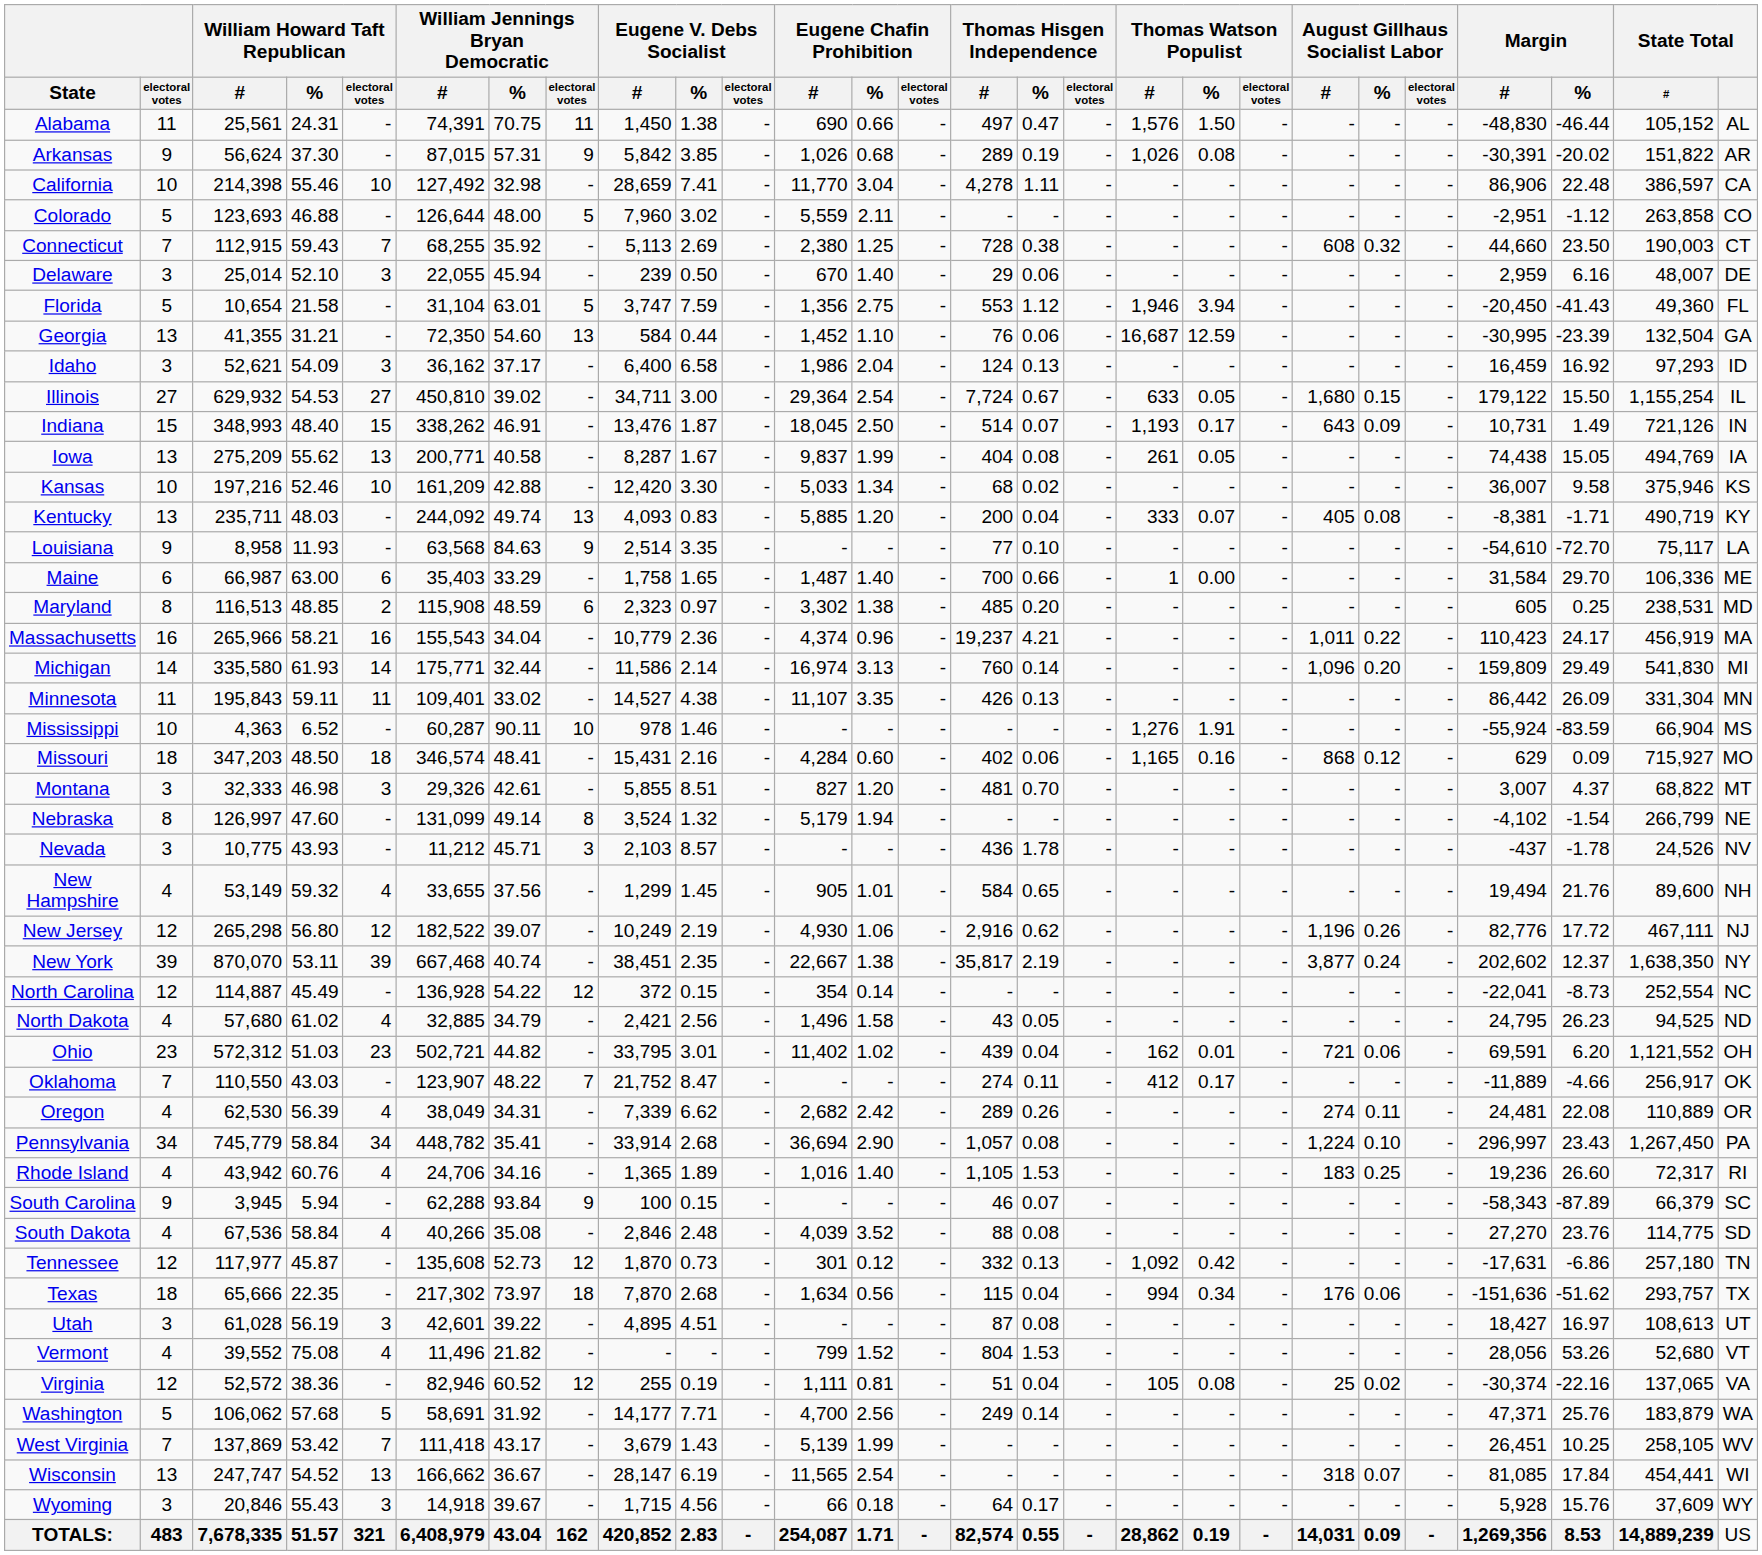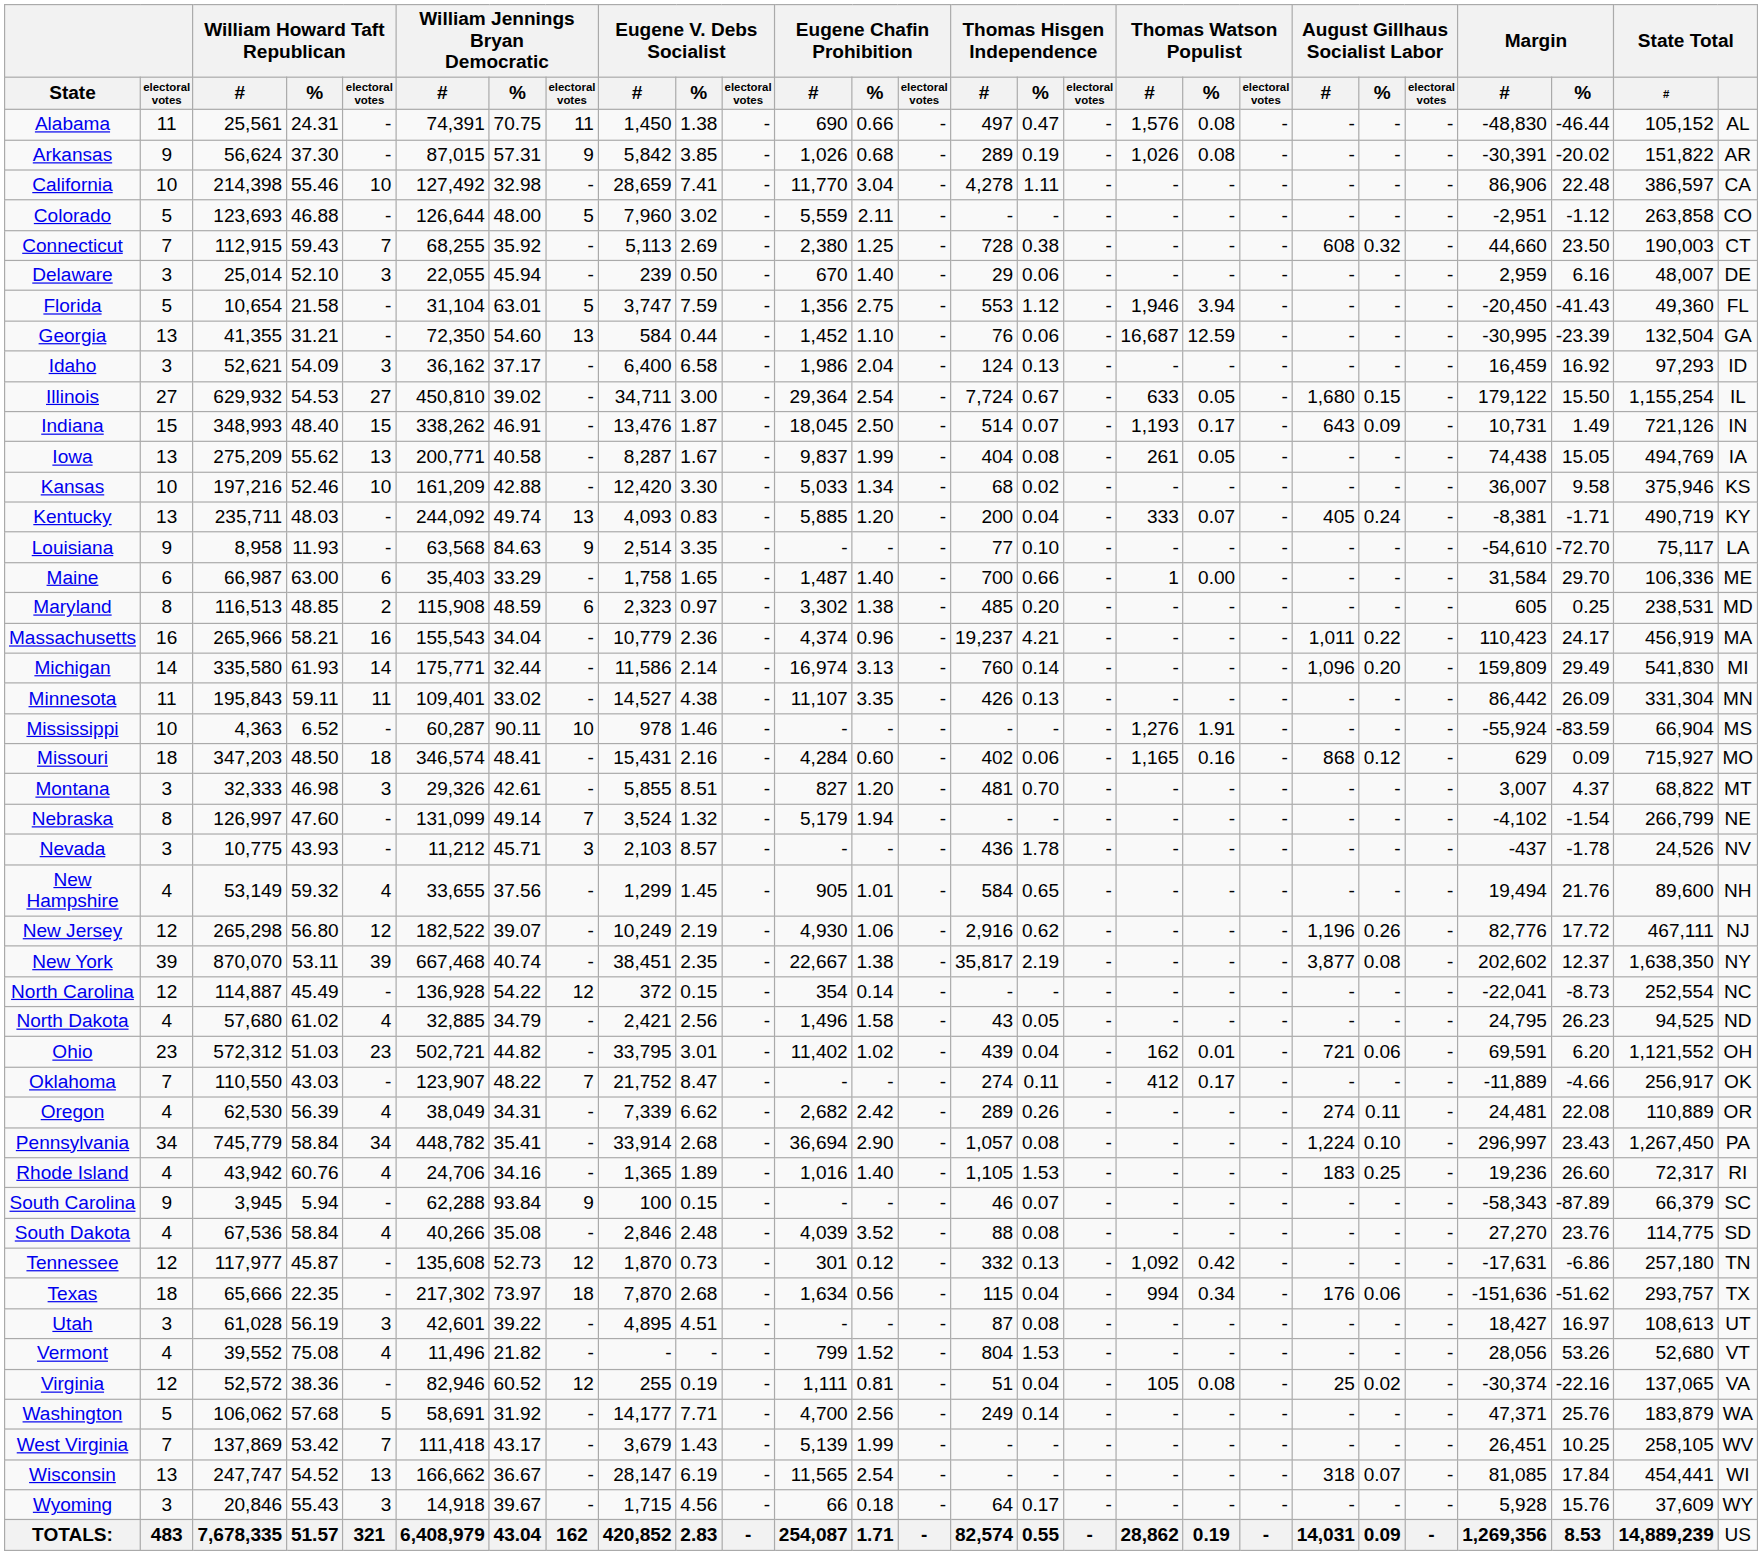(1217, 124) 1.50 -> (1217, 124) 0.08
(1382, 517) 0.08 -> (1382, 517) 0.24
(589, 819) 8 -> (589, 819) 7
(1382, 961) 0.24 -> (1382, 961) 0.08
